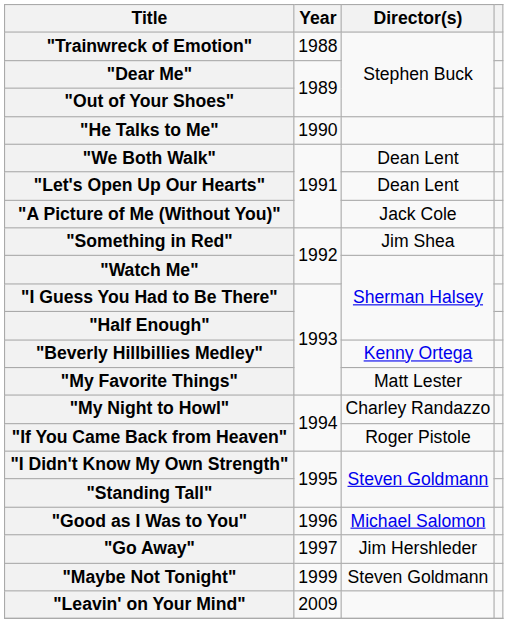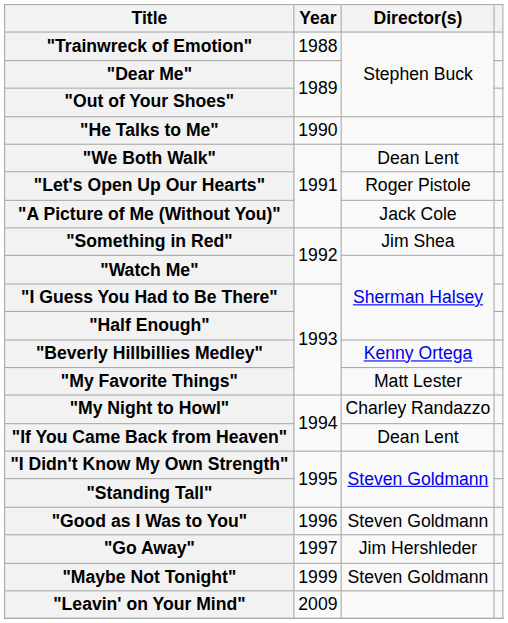(418, 185) Dean Lent -> (418, 185) Roger Pistole
(418, 437) Roger Pistole -> (418, 437) Dean Lent
(418, 520) Michael Salomon -> (418, 520) Steven Goldmann
